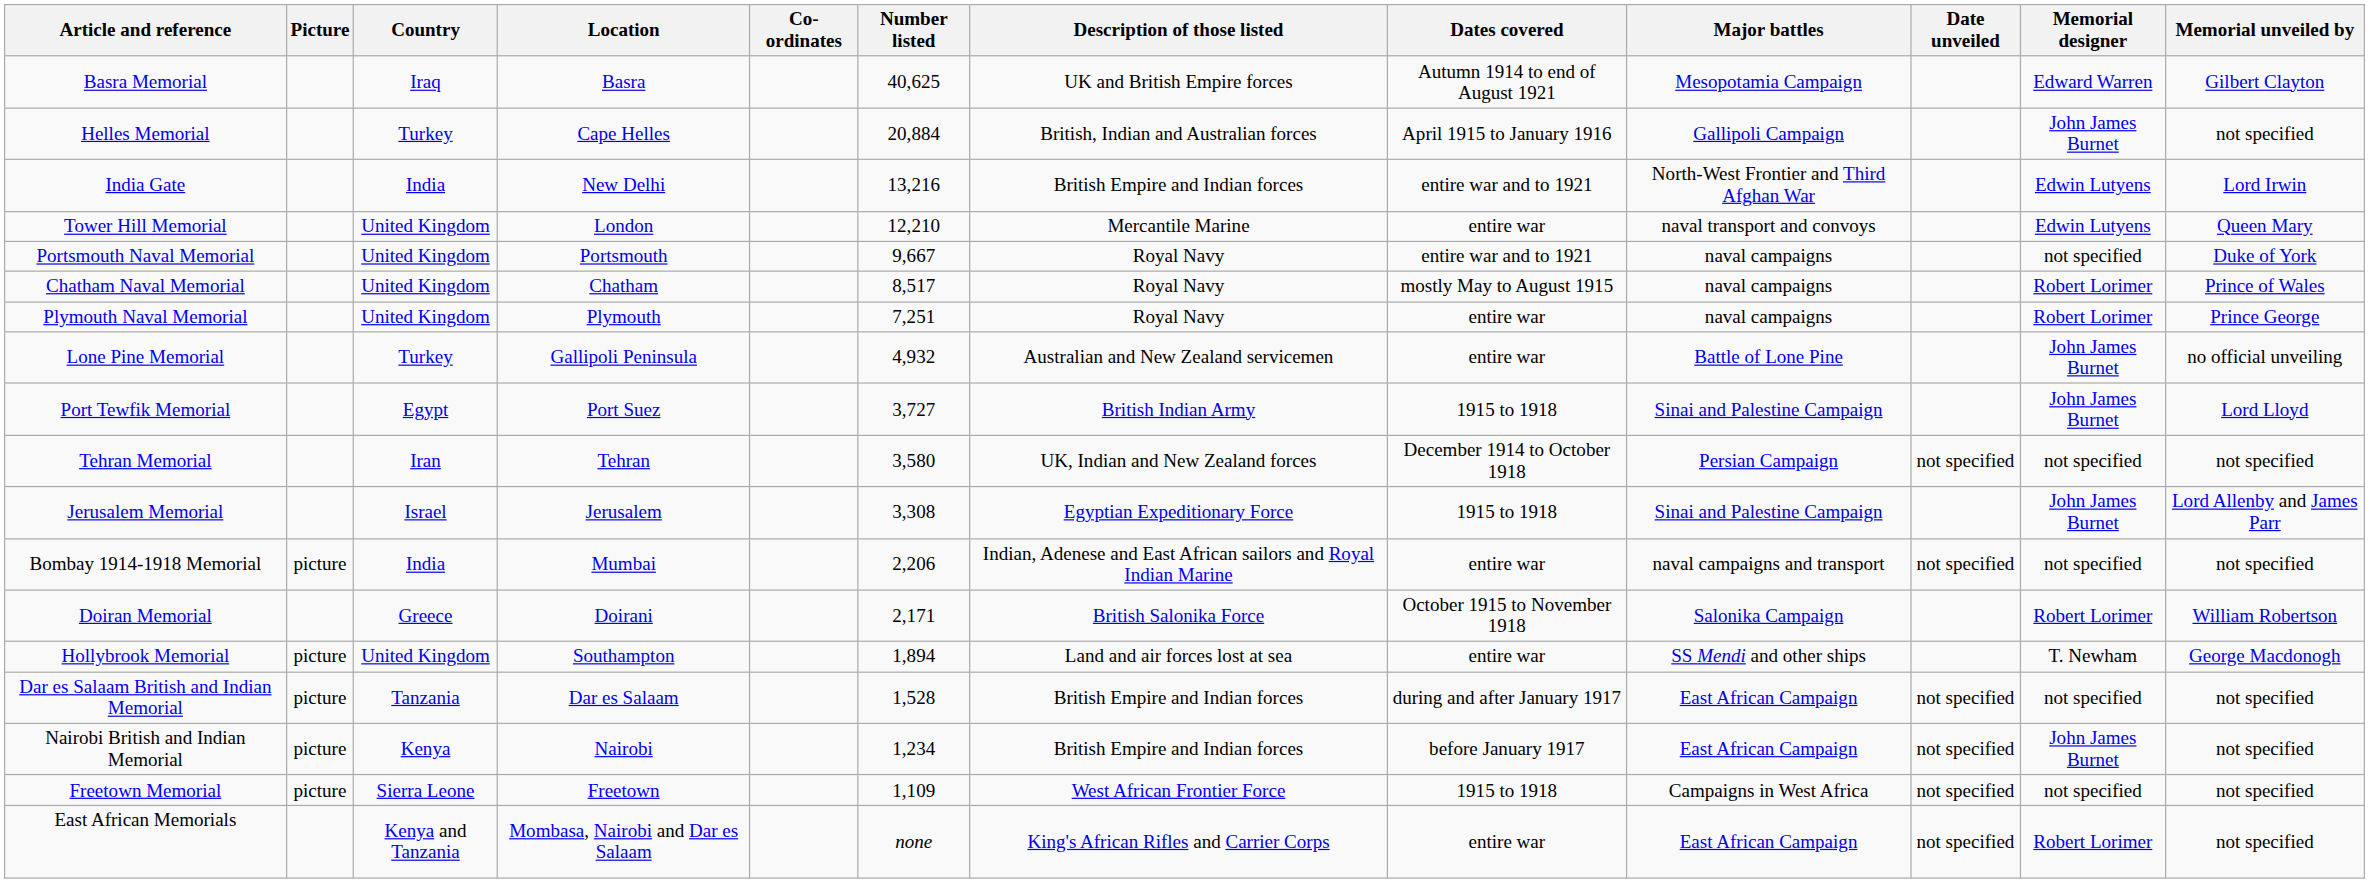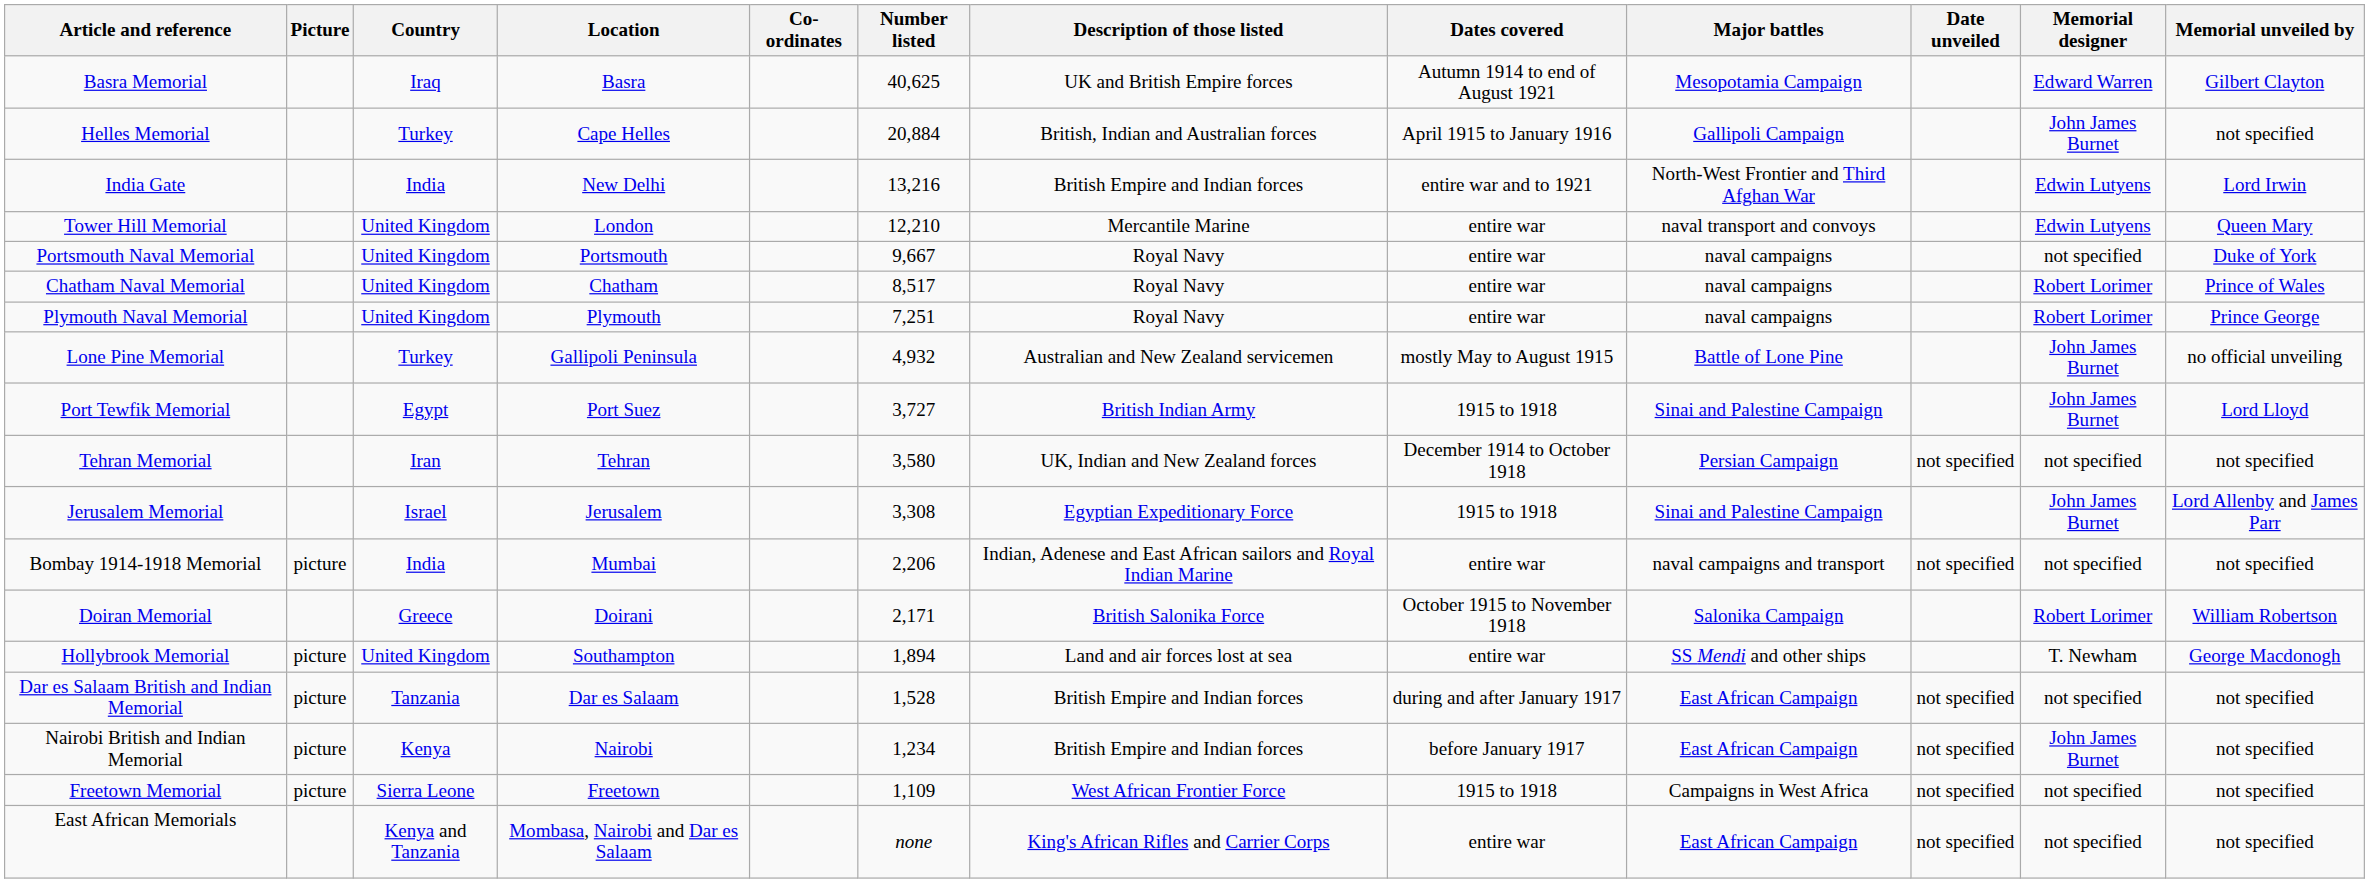(1507, 256) entire war and to 1921 -> (1507, 256) entire war
(1507, 286) mostly May to August 1915 -> (1507, 286) entire war
(1507, 357) entire war -> (1507, 357) mostly May to August 1915
(2093, 841) Robert Lorimer -> (2093, 841) not specified
